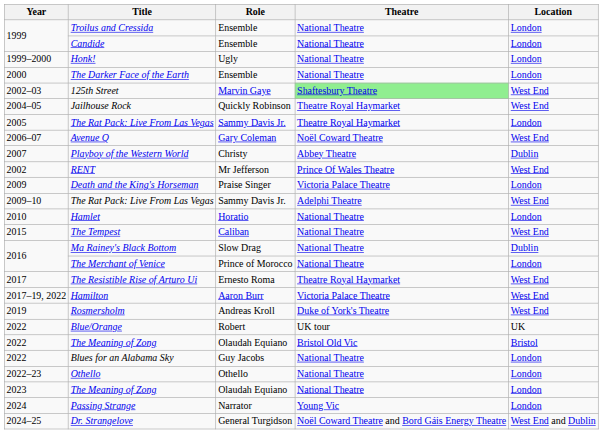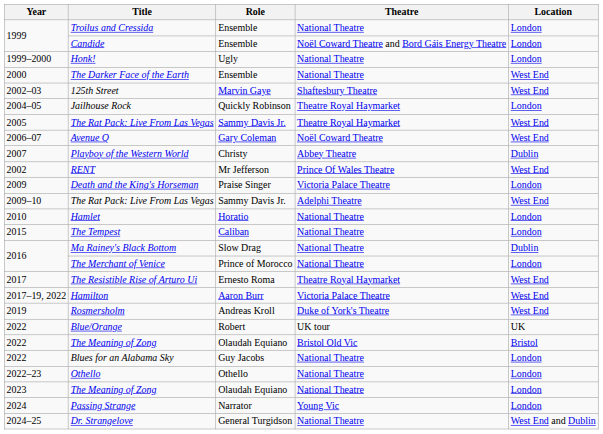(330, 43) National Theatre -> (402, 43) Noël Coward Theatre and Bord Gáis Energy Theatre
(526, 75) London -> (530, 75) West End
(337, 91) lightgreen background -> (337, 91) no background
(530, 106) West End -> (526, 106) London
(526, 122) London -> (530, 122) West End
(530, 232) West End -> (526, 232) London
(402, 421) Noël Coward Theatre and Bord Gáis Energy Theatre -> (330, 421) National Theatre
